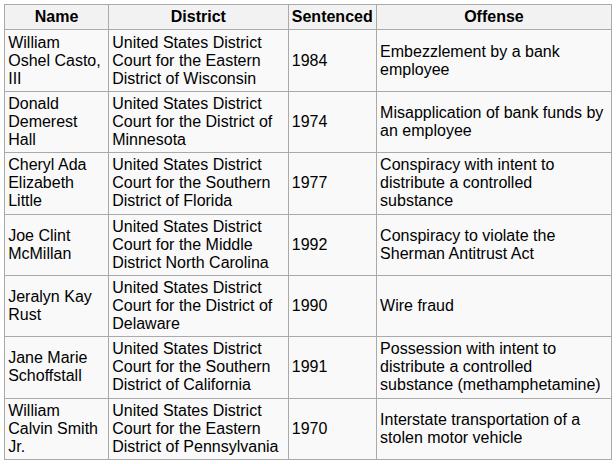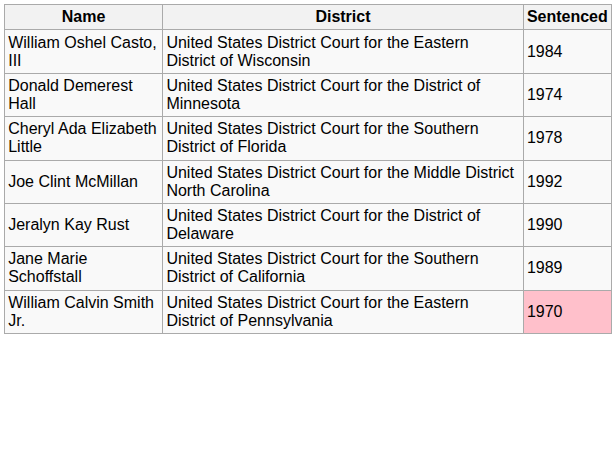- column: (494, 17)
(310, 183) 1977 -> (545, 138) 1978
(310, 367) 1991 -> (545, 268) 1989
(310, 428) no background -> (545, 311) pink background
